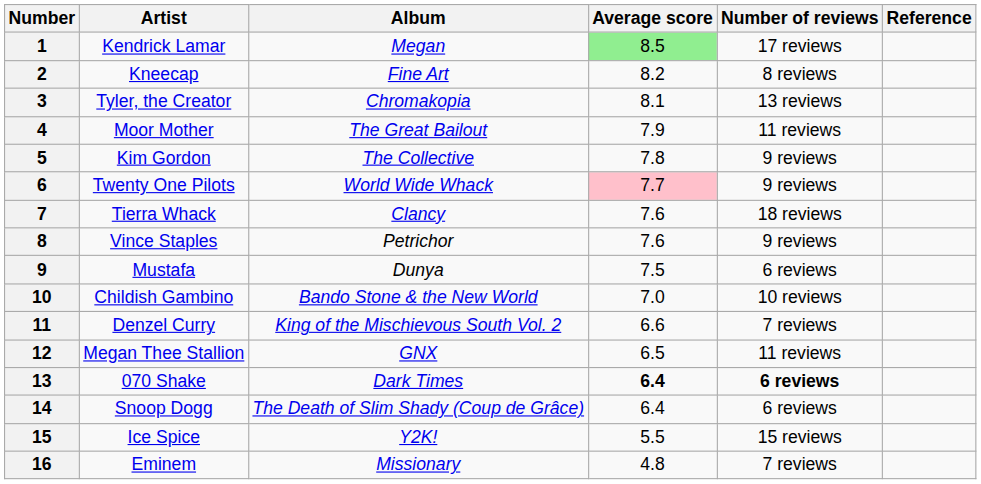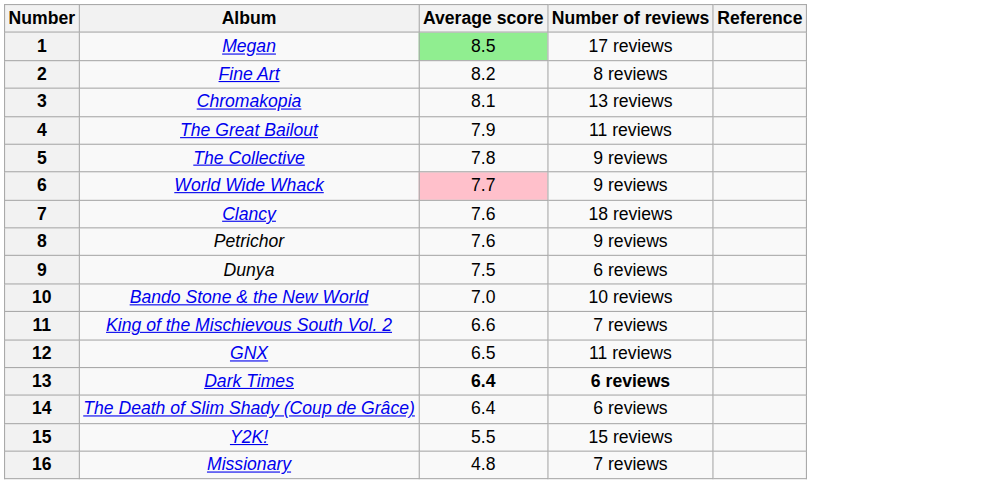- column: (164, 18)
